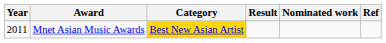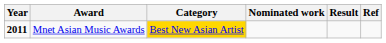columns swapped: (320, 12) <-> (263, 12)
(17, 29) normal -> (17, 29) bold
